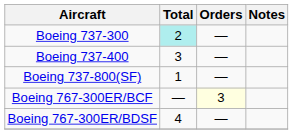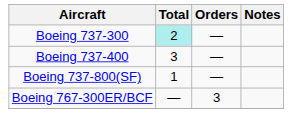(221, 98) lightyellow background -> (217, 98) no background
- row: (82, 118)
